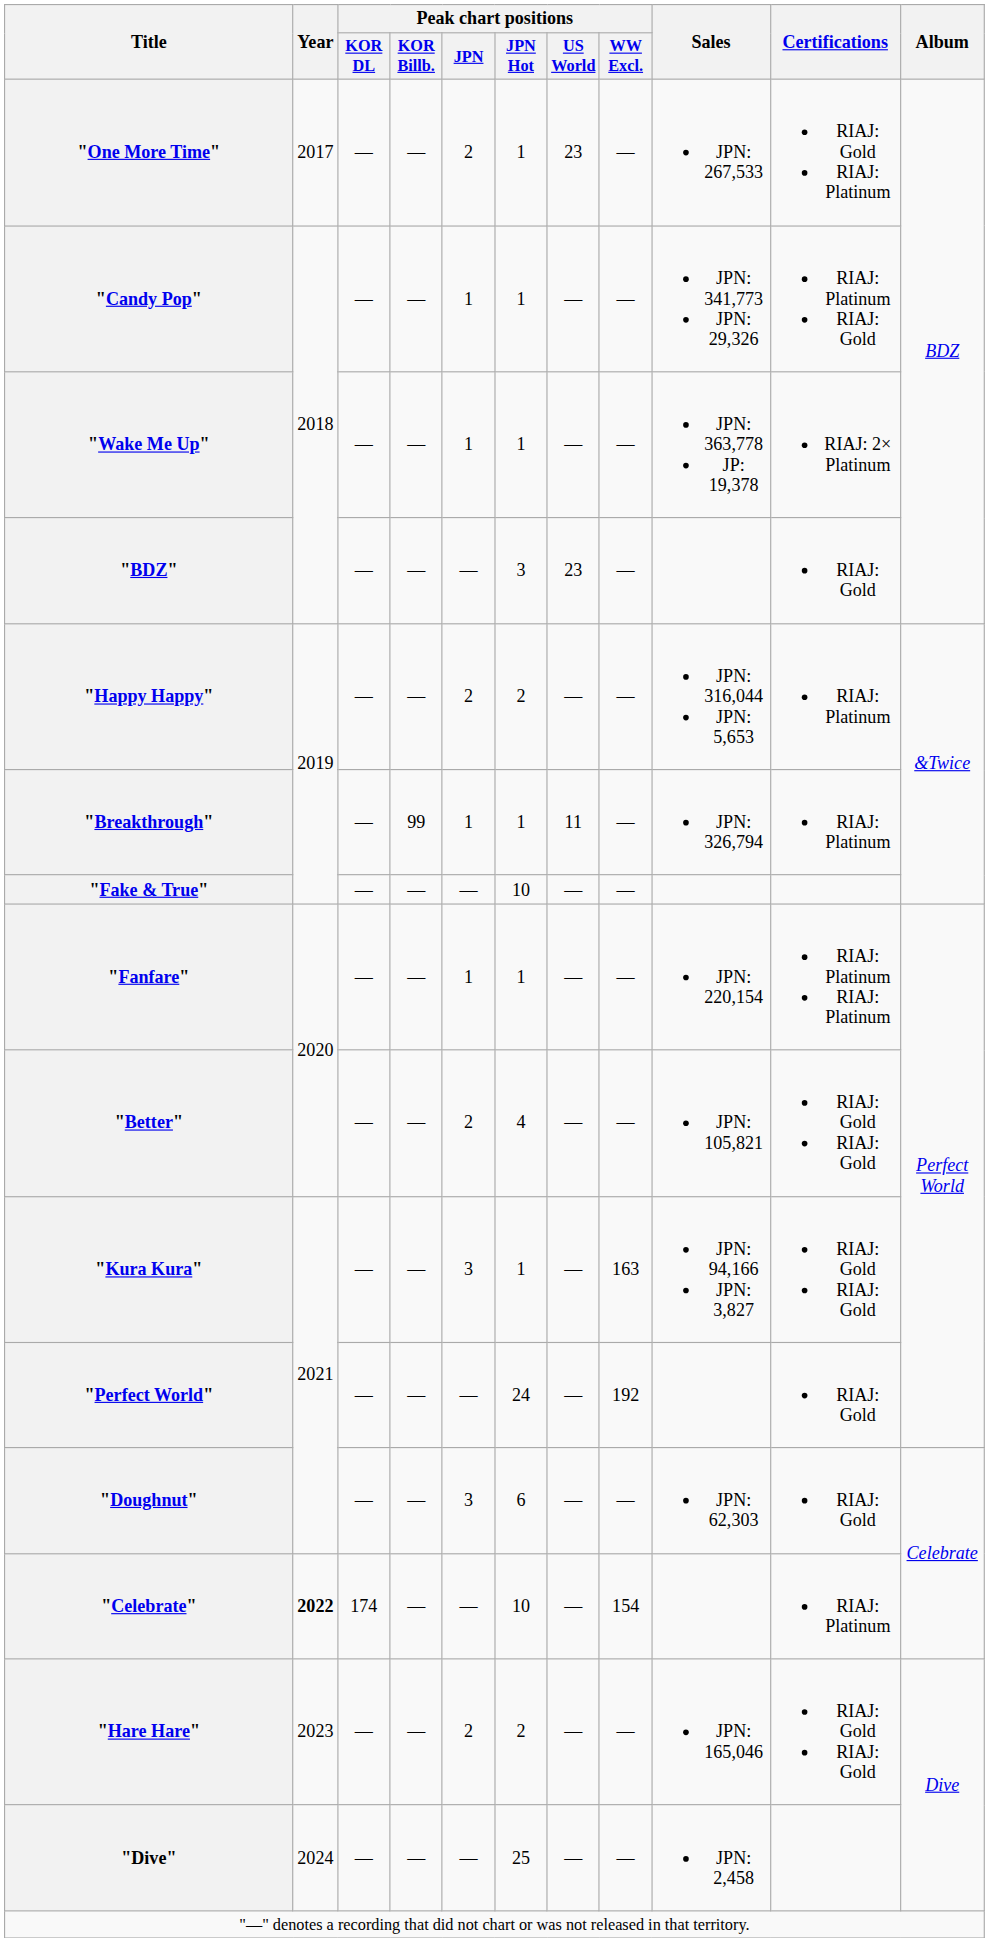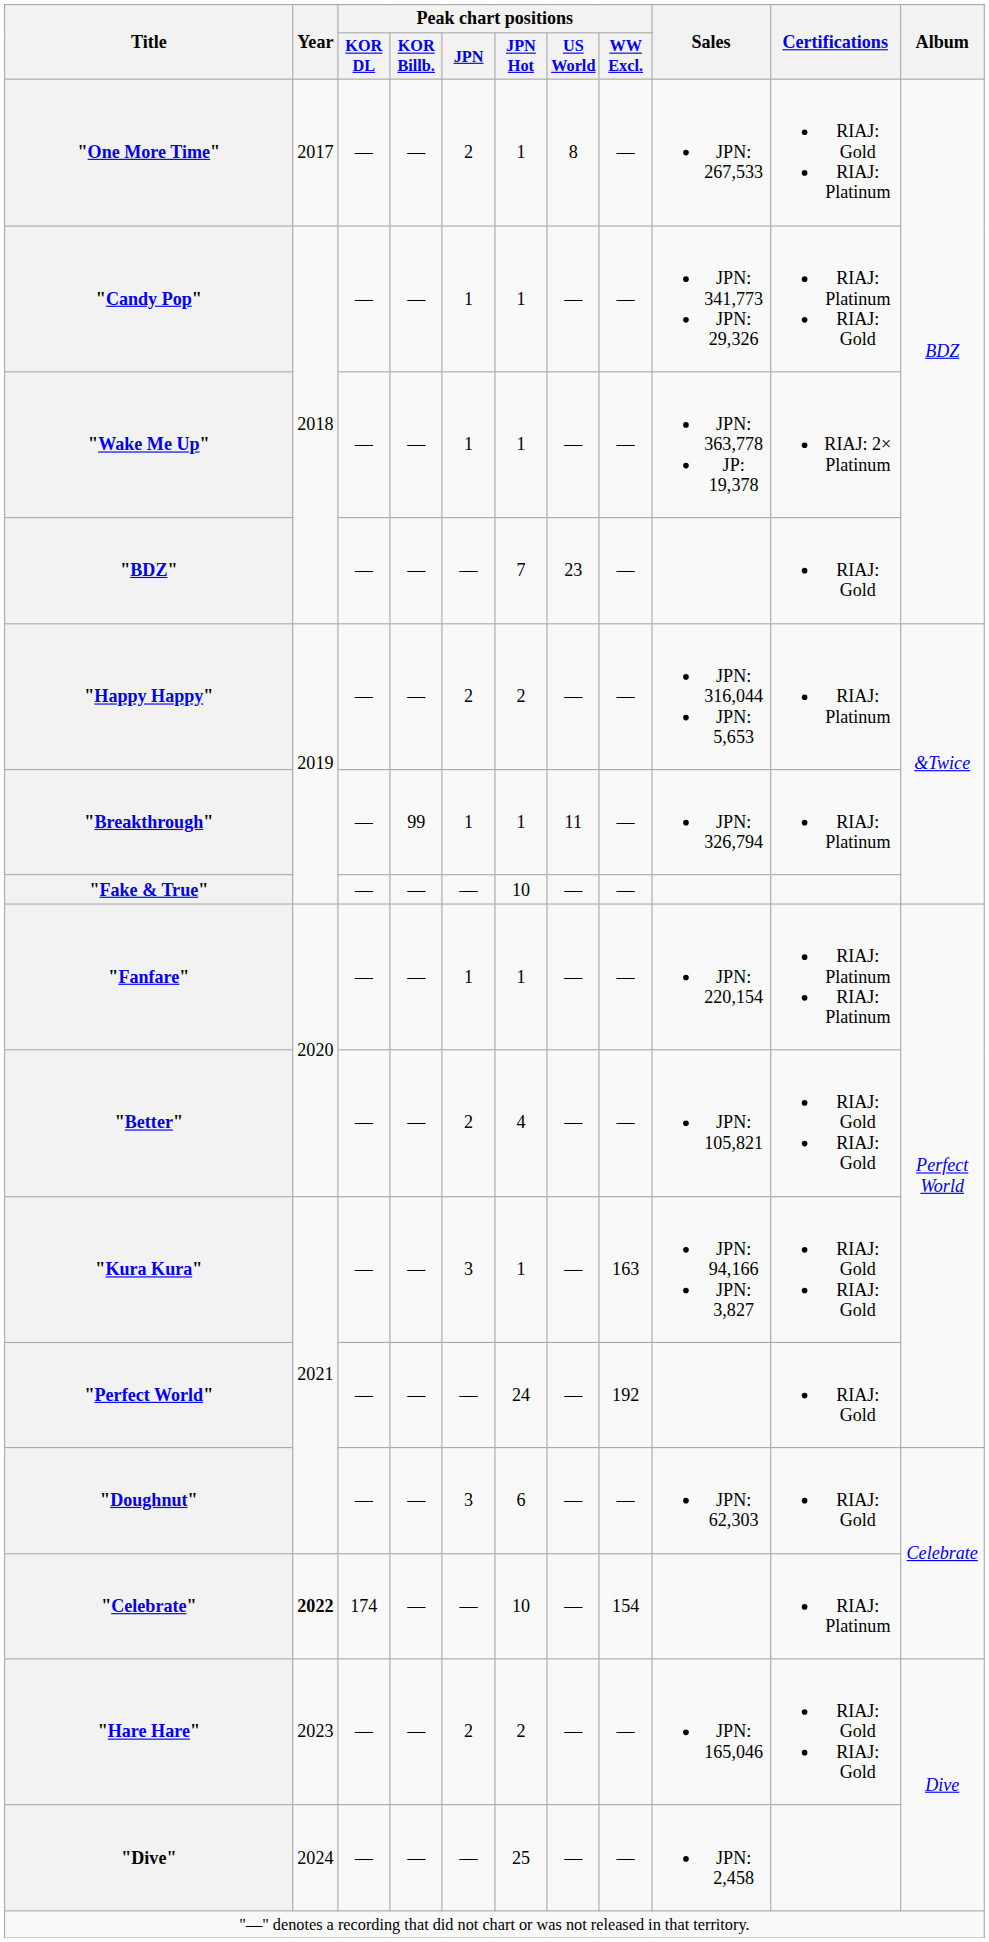(573, 152) 23 -> (573, 152) 8
(521, 570) 3 -> (521, 570) 7
